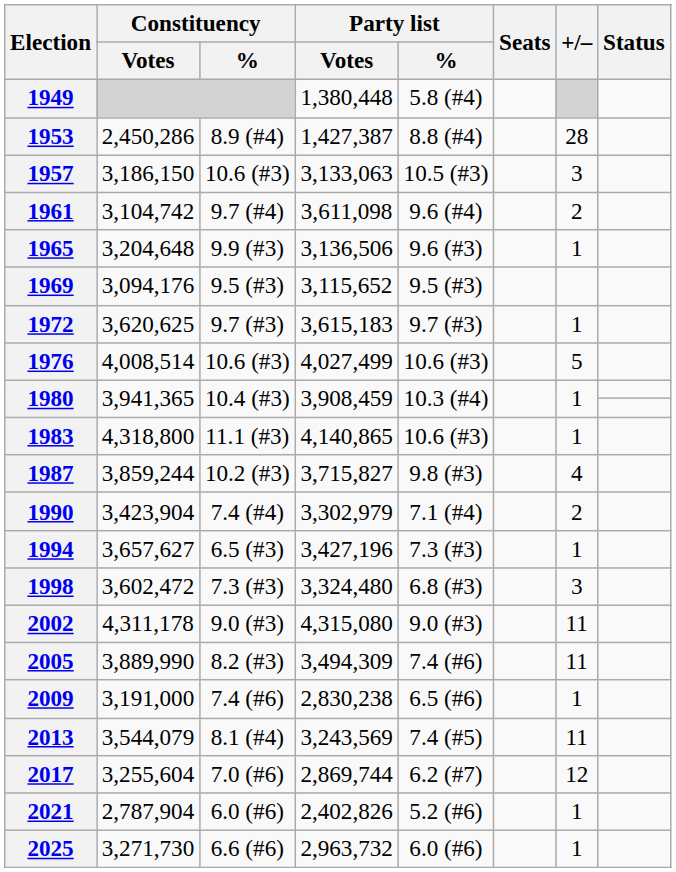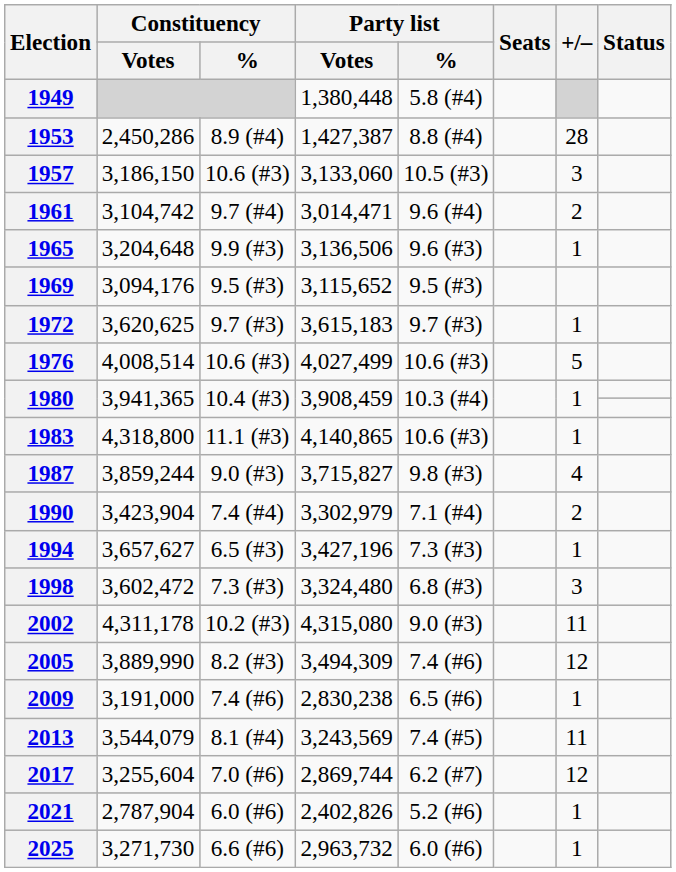(347, 172) 3,133,063 -> (347, 172) 3,133,060
(347, 210) 3,611,098 -> (347, 210) 3,014,471
(247, 473) 10.2 (#3) -> (247, 473) 9.0 (#3)
(247, 623) 9.0 (#3) -> (247, 623) 10.2 (#3)
(577, 660) 11 -> (577, 660) 12
